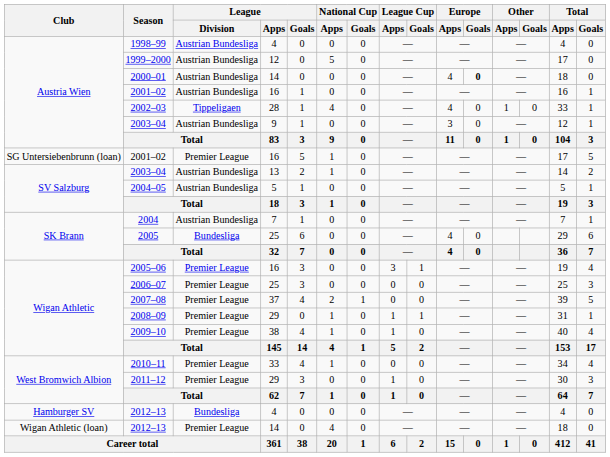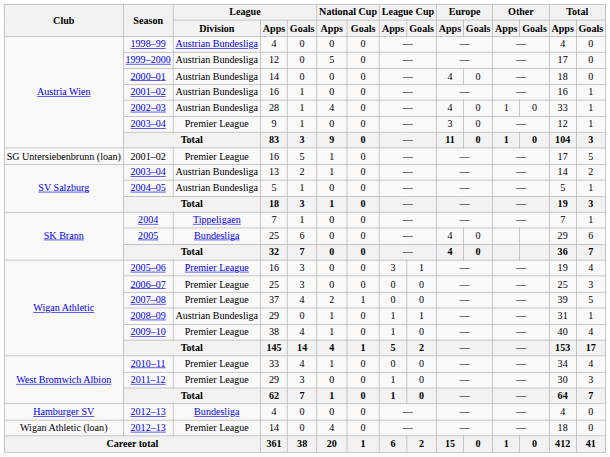(478, 76) bold -> (478, 76) normal
(217, 108) Tippeligaen -> (217, 108) Austrian Bundesliga
(217, 124) Austrian Bundesliga -> (217, 124) Premier League
(217, 220) Austrian Bundesliga -> (217, 220) Tippeligaen
(217, 316) Premier League -> (217, 316) Austrian Bundesliga
